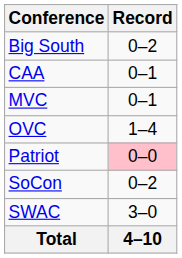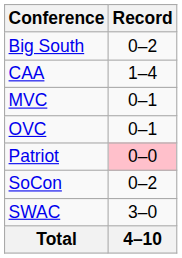(143, 73) 0–1 -> (143, 73) 1–4
(143, 128) 1–4 -> (143, 128) 0–1
